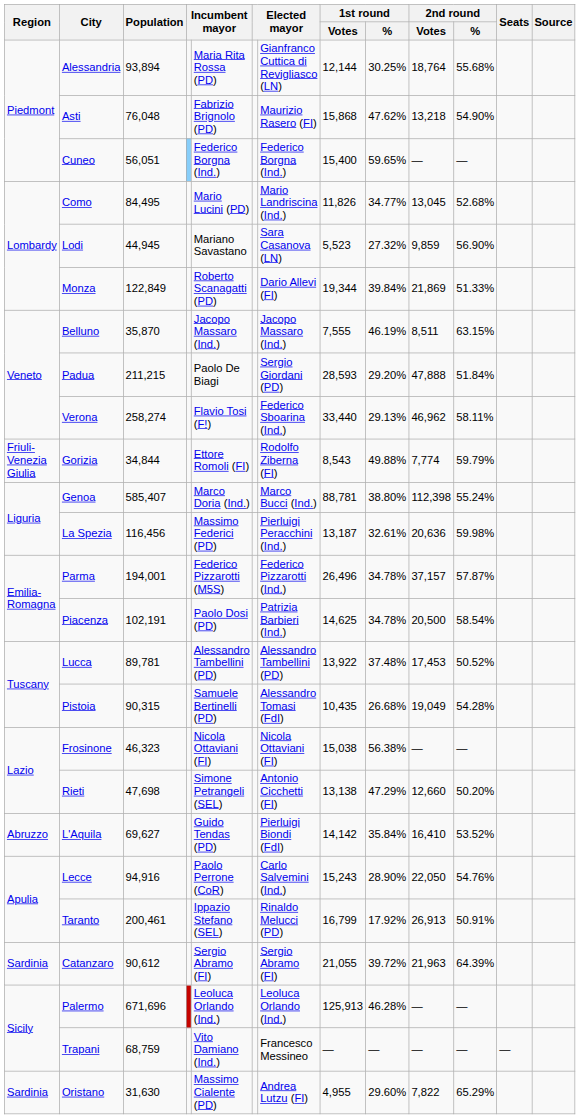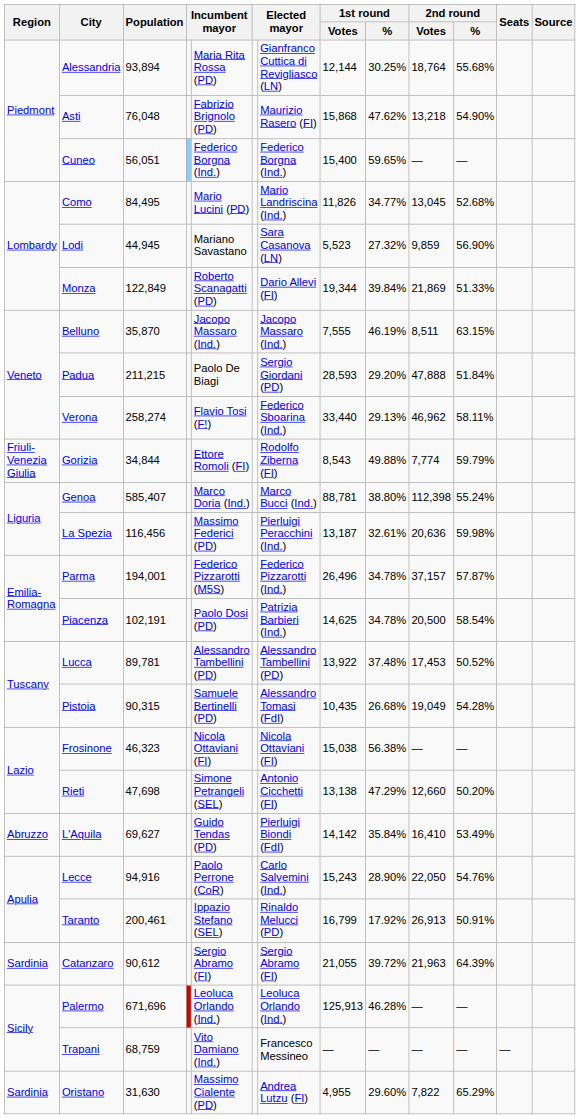(475, 834) 53.52% -> (475, 834) 53.49%
